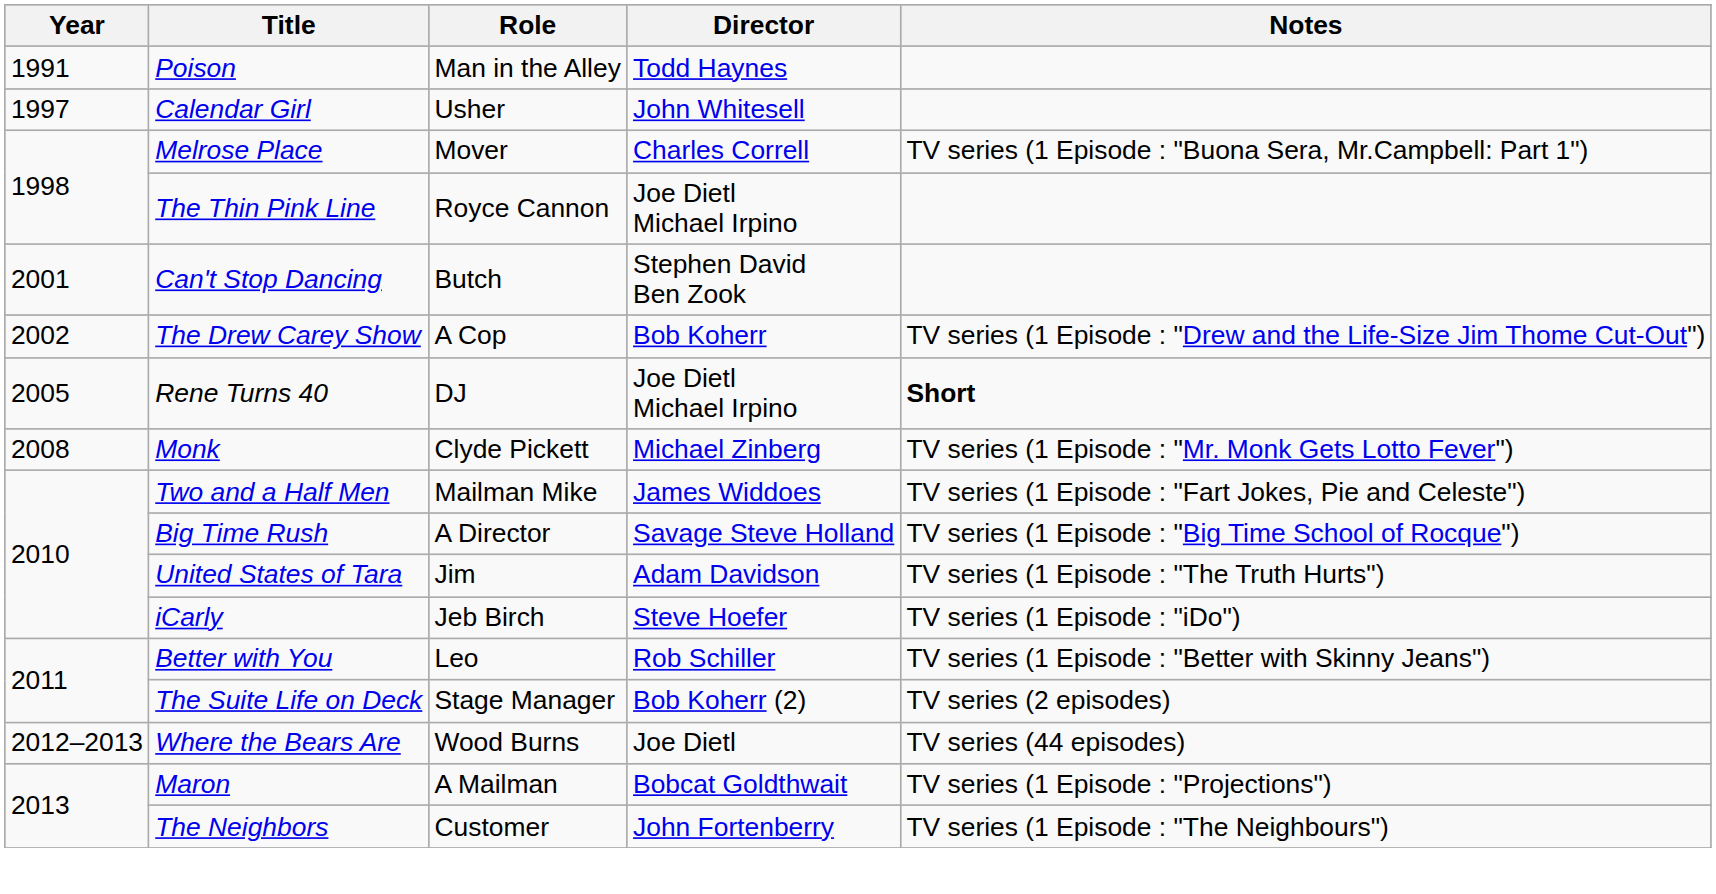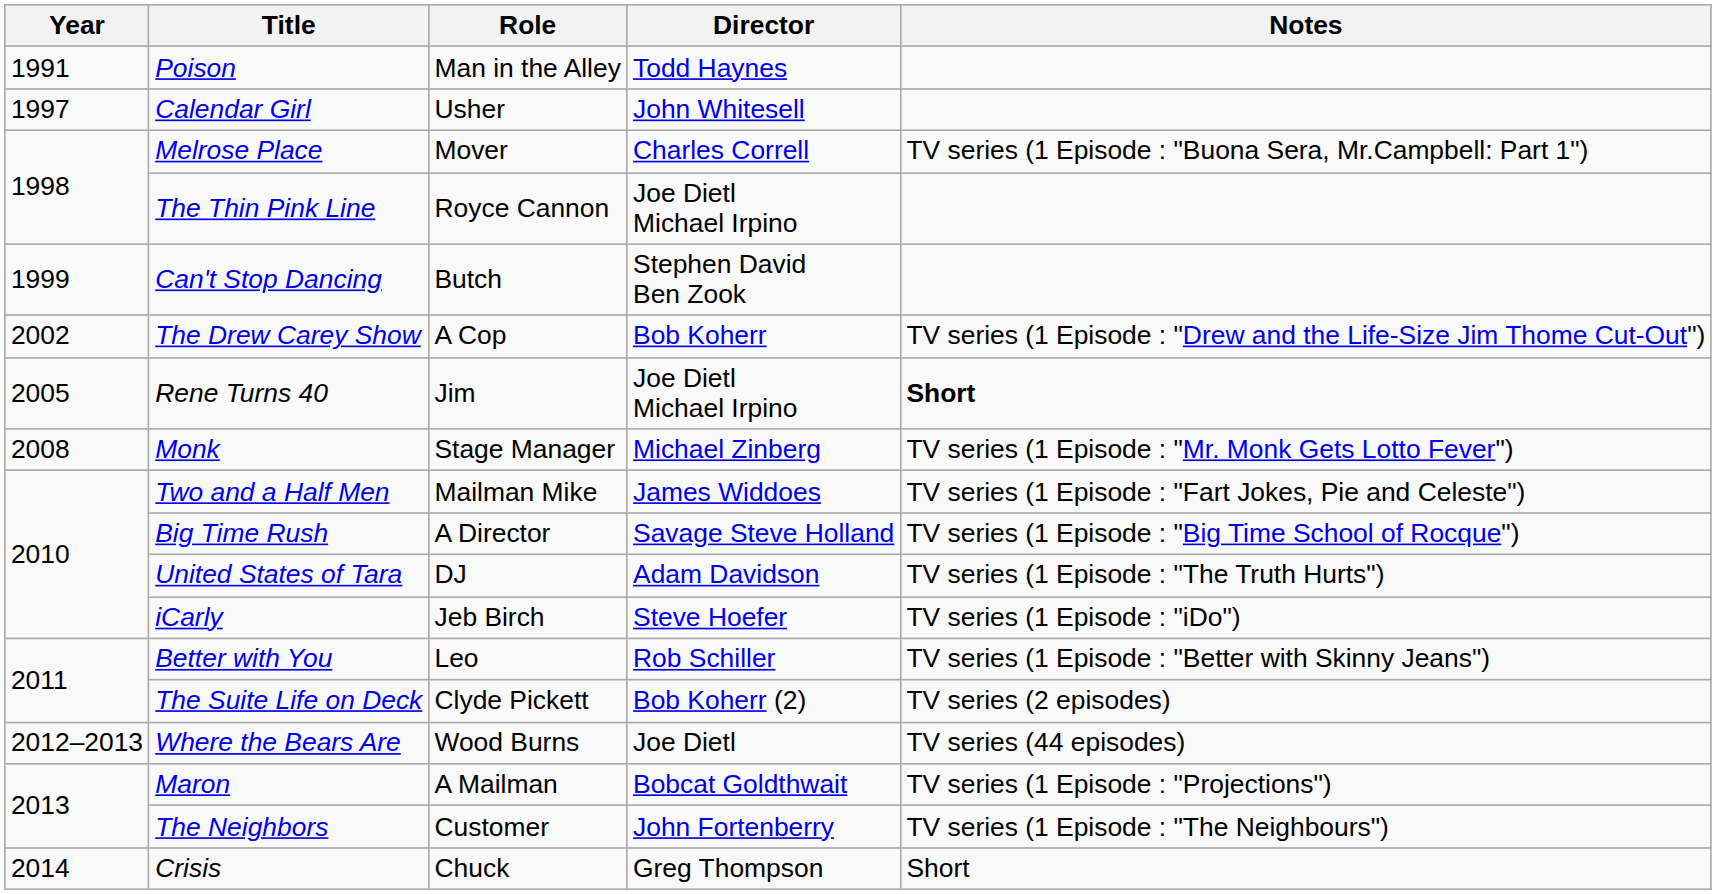(40, 279) 2001 -> (40, 279) 1999
(451, 392) DJ -> (455, 392) Jim
(512, 449) Clyde Pickett -> (525, 449) Stage Manager
(455, 575) Jim -> (451, 575) DJ
(525, 700) Stage Manager -> (512, 700) Clyde Pickett
+ row: (188, 868)
